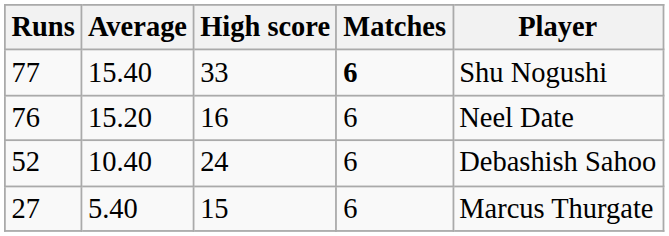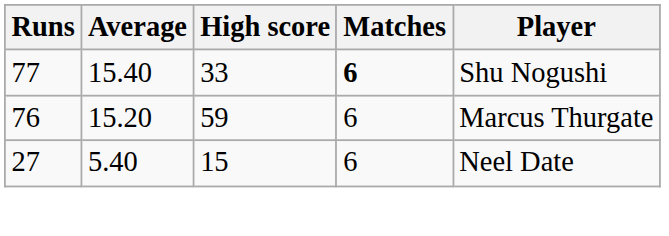(214, 117) 16 -> (214, 117) 59
(517, 117) Neel Date -> (556, 117) Marcus Thurgate
- row: (26, 162)
(556, 207) Marcus Thurgate -> (517, 162) Neel Date
